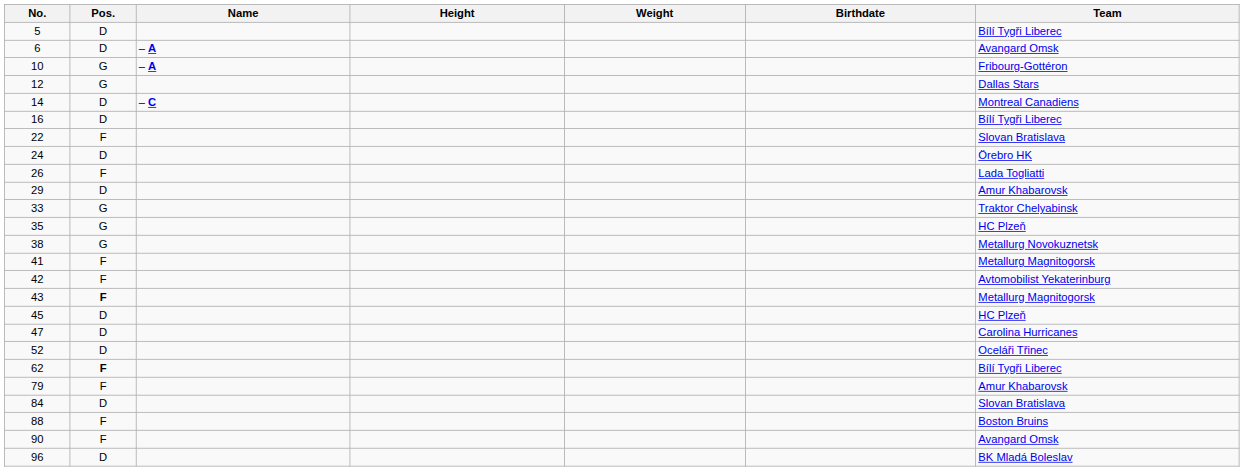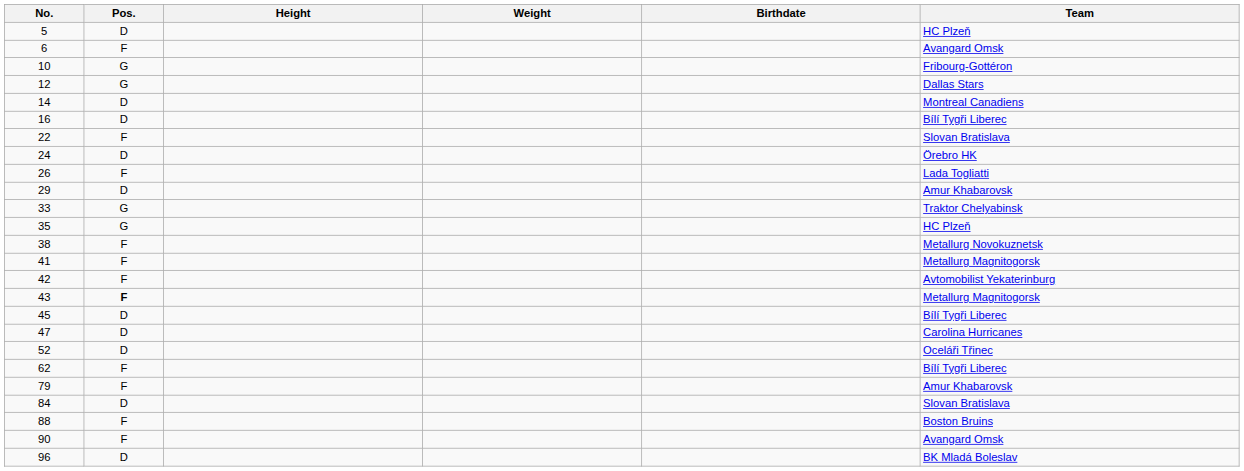- column: (243, 14)
(1020, 31) Bílí Tygři Liberec -> (947, 31) HC Plzeň
(103, 49) D -> (124, 49) F
(103, 244) G -> (124, 244) F
(1002, 315) HC Plzeň -> (965, 315) Bílí Tygři Liberec
(103, 369) bold -> (124, 369) normal
